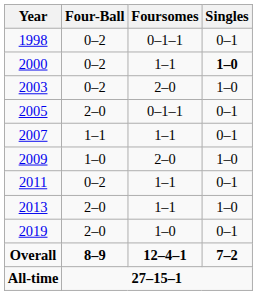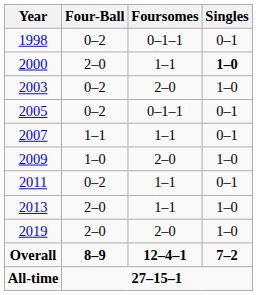(95, 64) 0–2 -> (95, 64) 2–0
(95, 111) 2–0 -> (95, 111) 0–2
(165, 230) 1–0 -> (165, 230) 2–0
(227, 230) 0–1 -> (227, 230) 1–0
